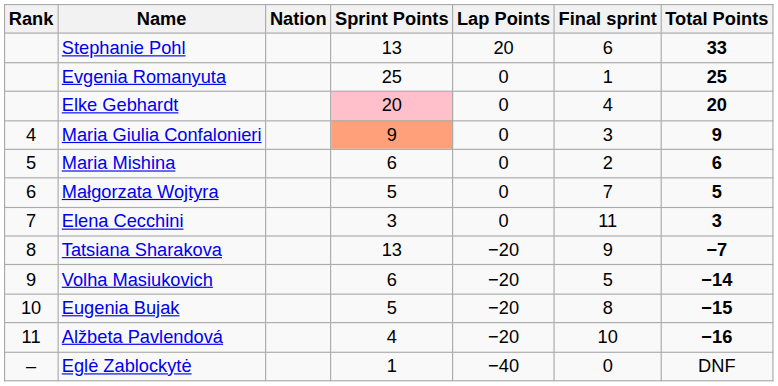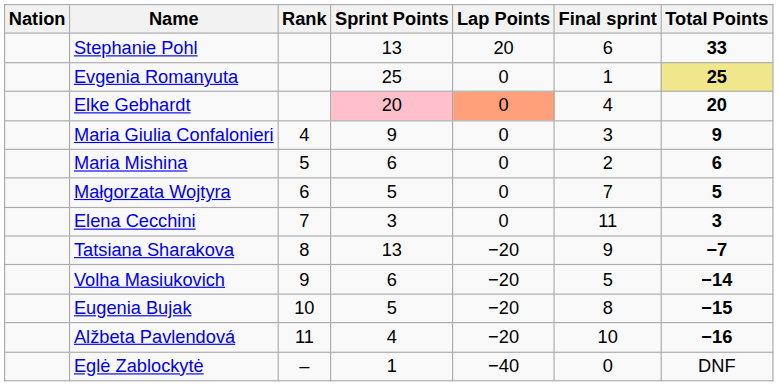columns swapped: (31, 18) <-> (298, 18)
(717, 76) no background -> (717, 76) khaki background
(504, 105) no background -> (504, 105) lightsalmon background
(392, 134) lightsalmon background -> (392, 134) no background
